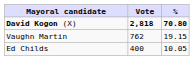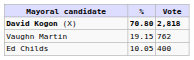columns swapped: (145, 11) <-> (175, 11)
